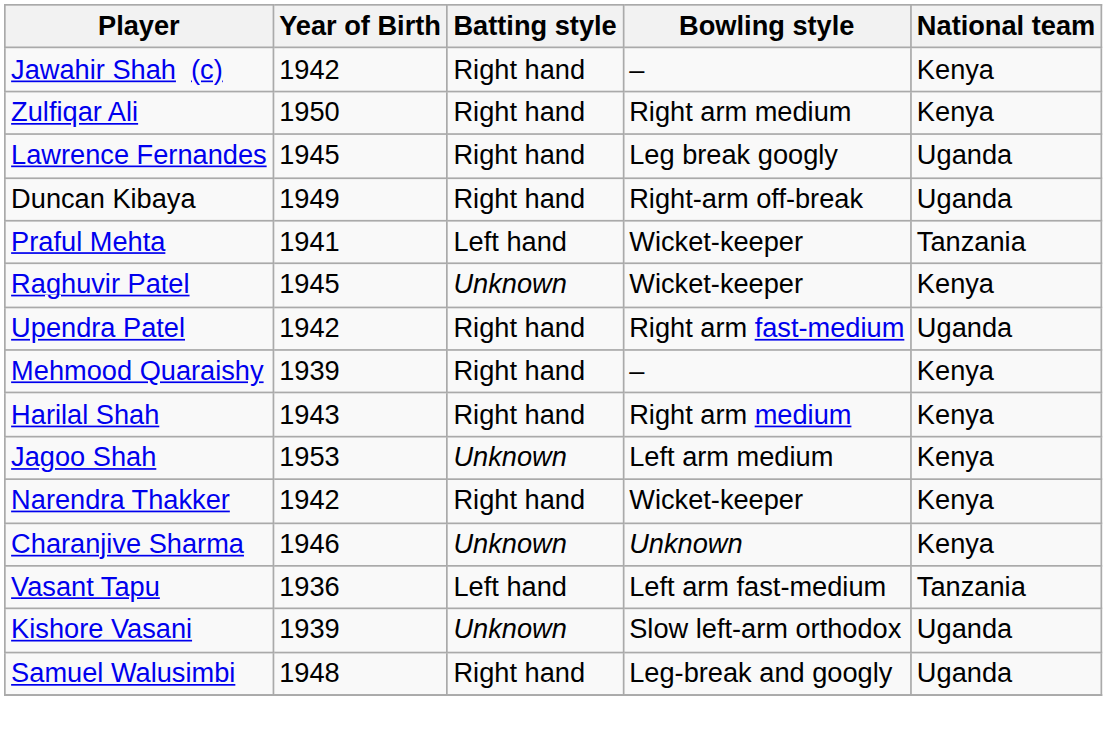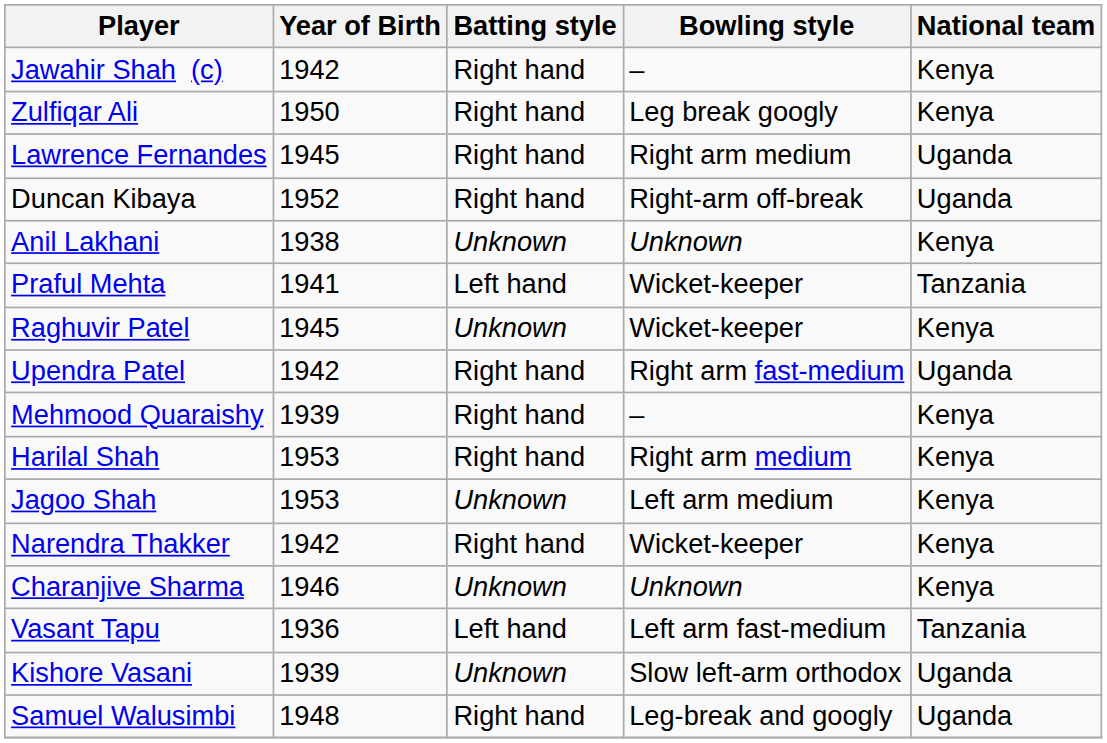(740, 112) Right arm medium -> (734, 112) Leg break googly
(734, 155) Leg break googly -> (740, 155) Right arm medium
(309, 198) 1949 -> (309, 198) 1952
+ row: (85, 241)
(309, 414) 1943 -> (309, 457) 1953
